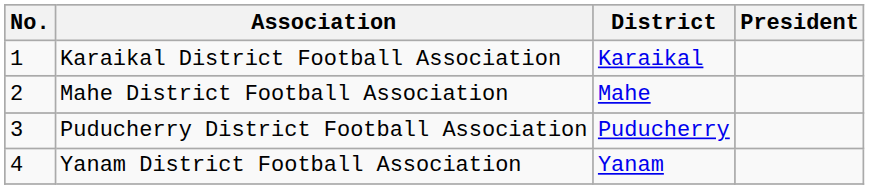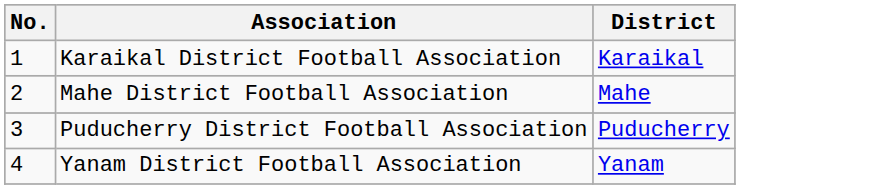- column: (800, 23)
